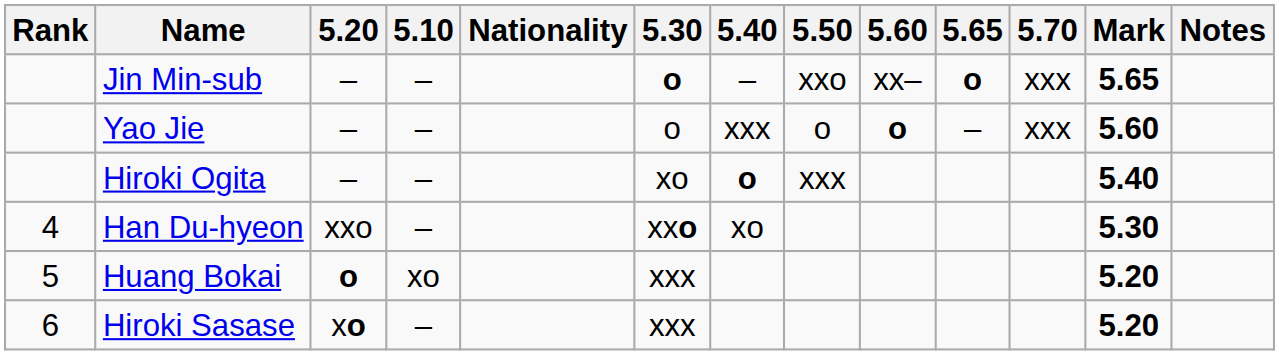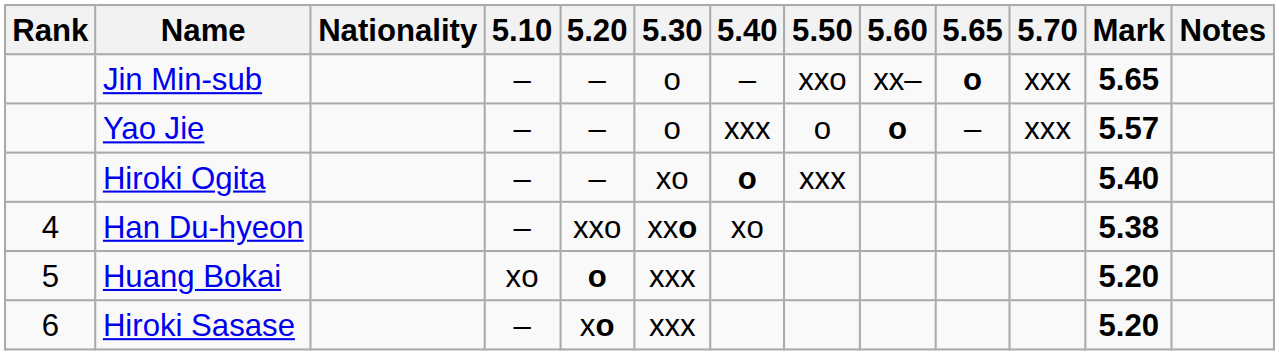columns swapped: (548, 30) <-> (348, 30)
(672, 79) bold -> (672, 79) normal
(1129, 129) 5.60 -> (1129, 129) 5.57
(1129, 227) 5.30 -> (1129, 227) 5.38
